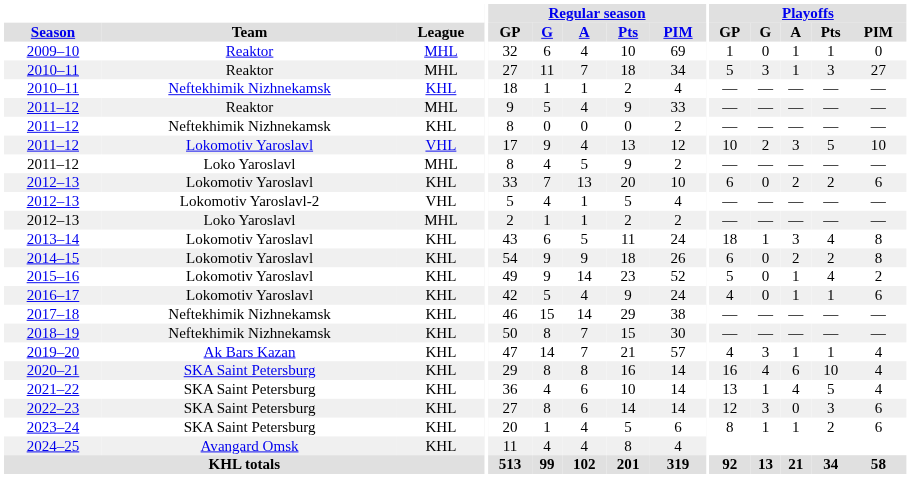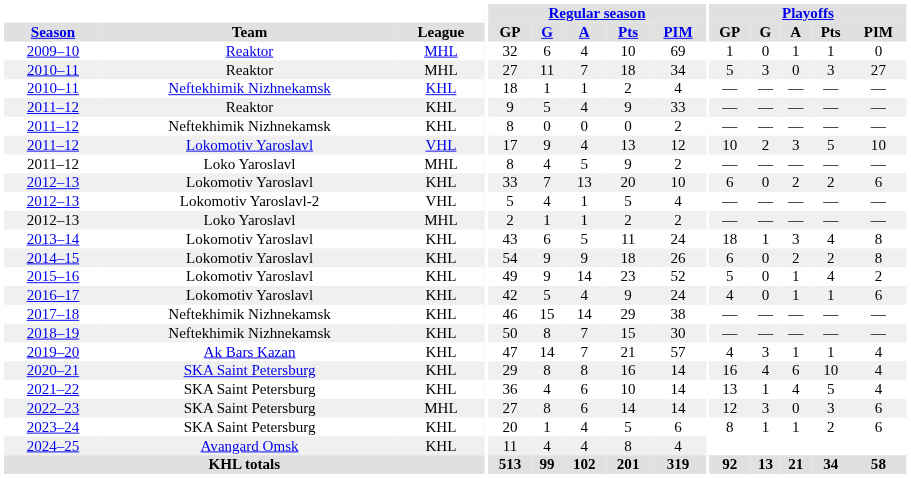(796, 69) 1 -> (796, 69) 0
(441, 107) MHL -> (441, 107) KHL
(441, 408) KHL -> (441, 408) MHL
